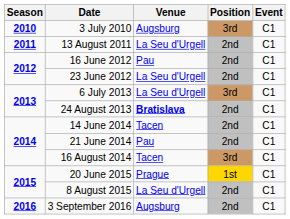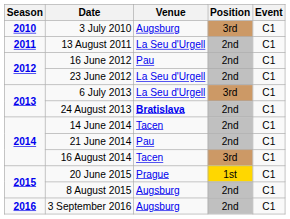(171, 190) La Seu d'Urgell -> (158, 190) Augsburg
